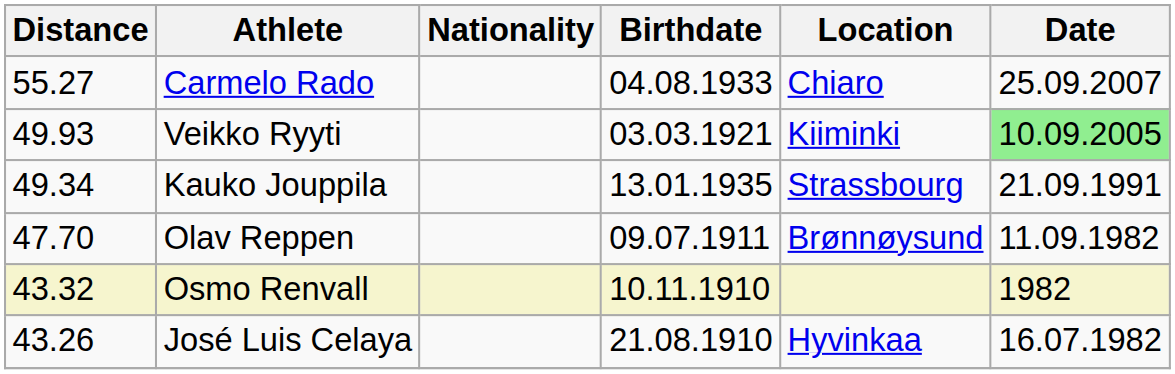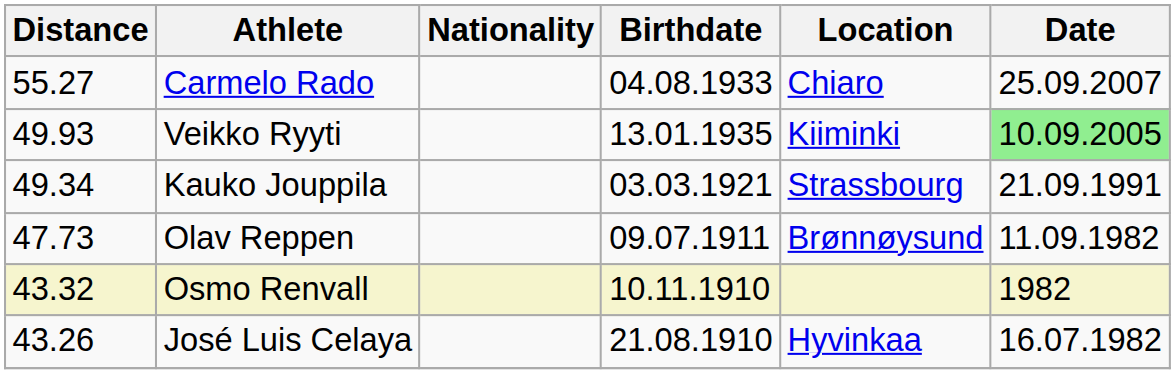(691, 133) 03.03.1921 -> (691, 133) 13.01.1935
(691, 185) 13.01.1935 -> (691, 185) 03.03.1921
(53, 237) 47.70 -> (53, 237) 47.73
